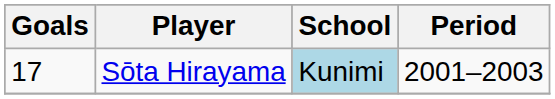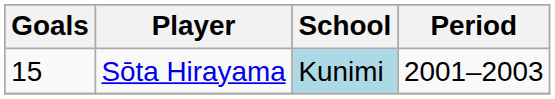(27, 70) 17 -> (27, 70) 15
